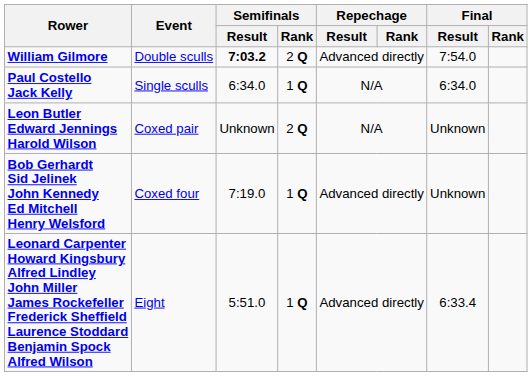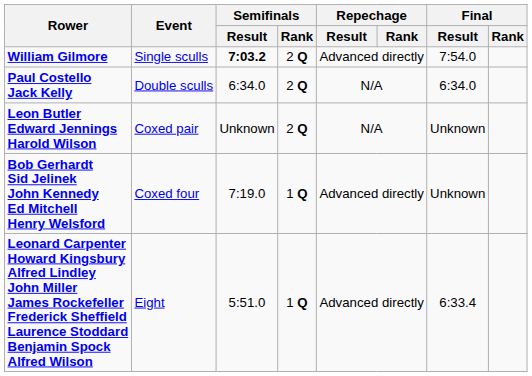(174, 57) Double sculls -> (171, 57) Single sculls
(171, 85) Single sculls -> (174, 85) Double sculls
(297, 85) 1 Q -> (297, 85) 2 Q
